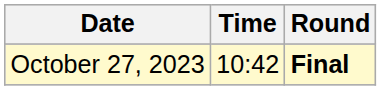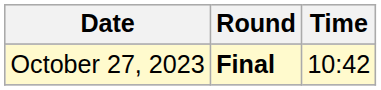columns swapped: (248, 24) <-> (330, 24)
